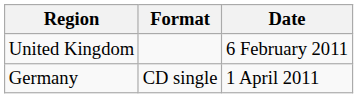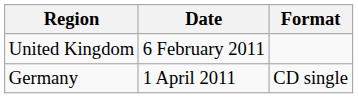columns swapped: (287, 19) <-> (180, 19)
